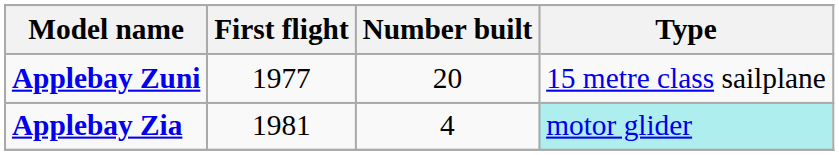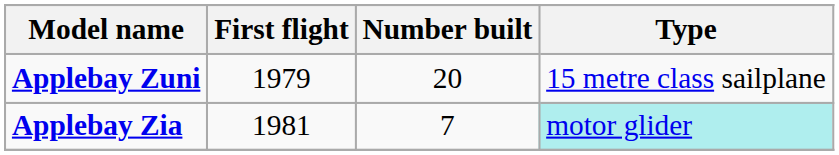(281, 77) 1977 -> (281, 77) 1979
(447, 126) 4 -> (447, 126) 7
